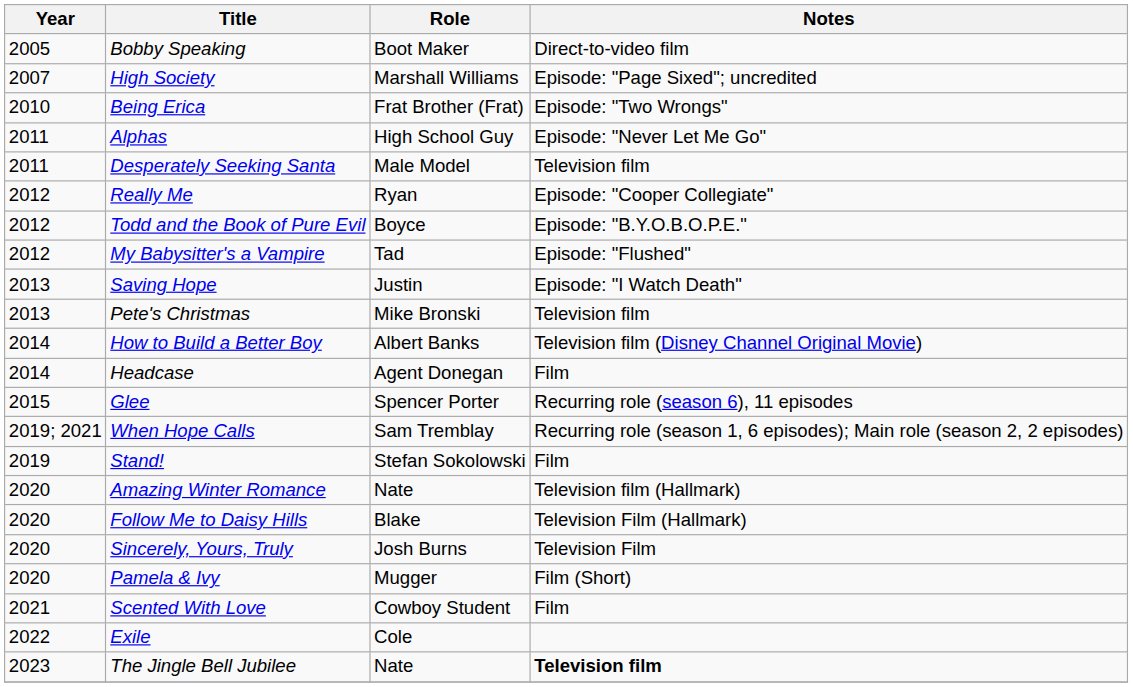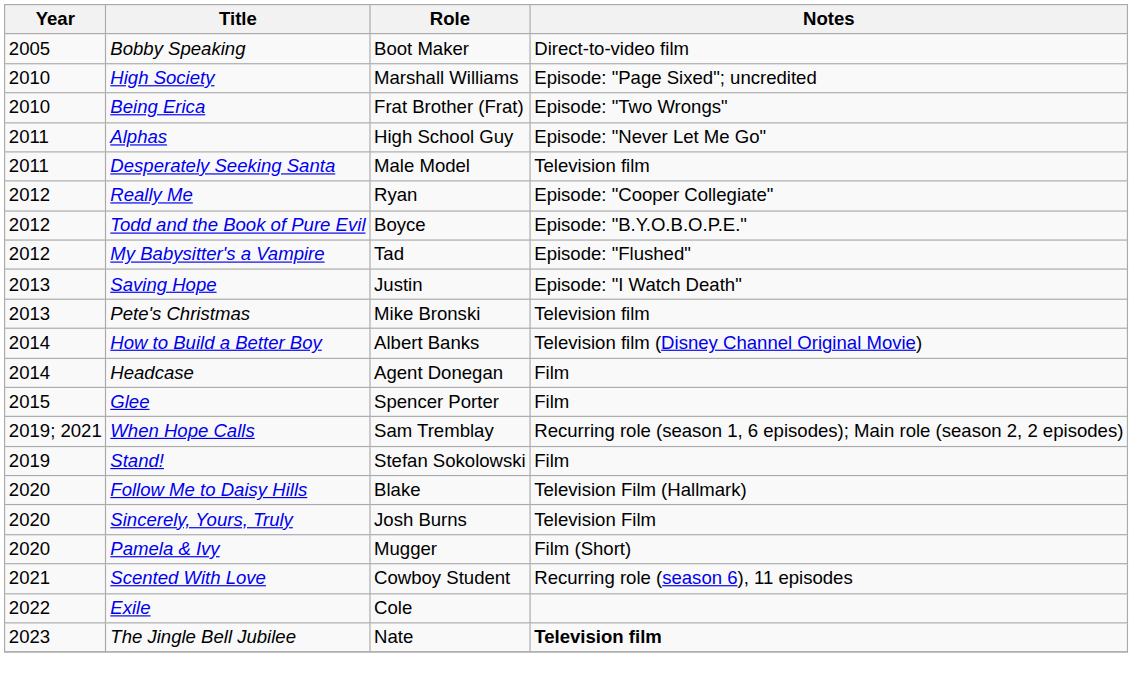(30, 78) 2007 -> (30, 78) 2010
(693, 401) Recurring role (season 6), 11 episodes -> (552, 401) Film
- row: (218, 490)
(552, 607) Film -> (693, 578) Recurring role (season 6), 11 episodes
